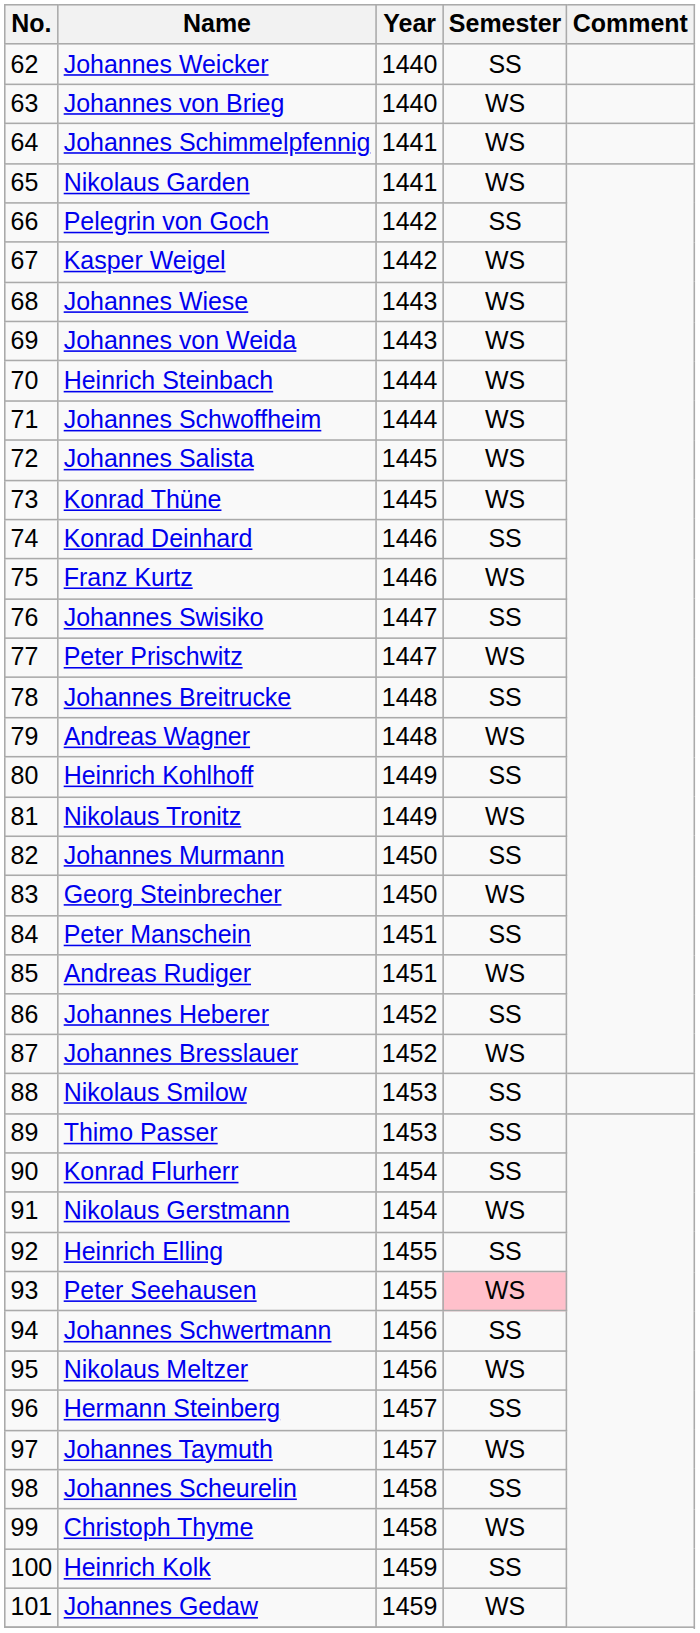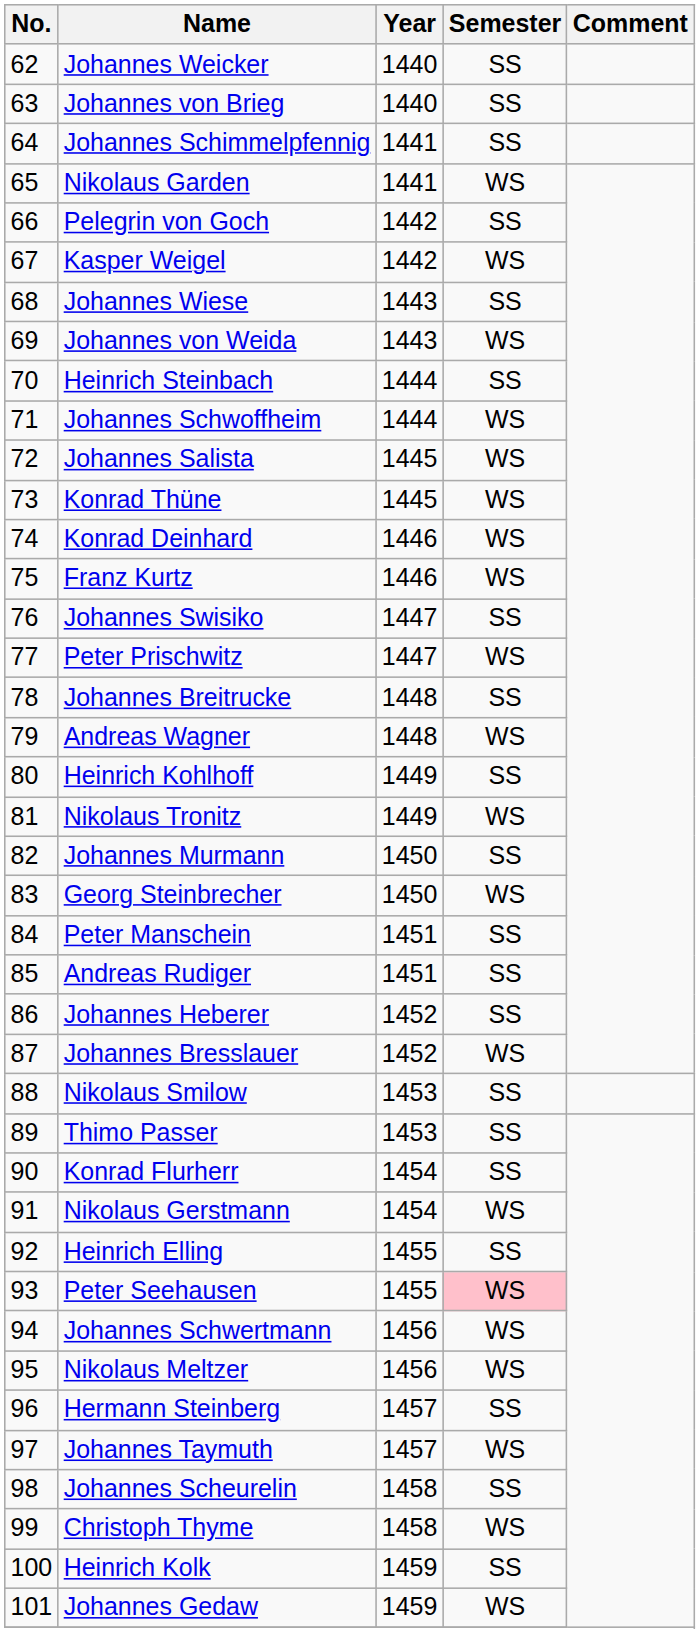(505, 103) WS -> (505, 103) SS
(505, 143) WS -> (505, 143) SS
(505, 301) WS -> (505, 301) SS
(505, 380) WS -> (505, 380) SS
(505, 538) SS -> (505, 538) WS
(505, 974) WS -> (505, 974) SS
(505, 1330) SS -> (505, 1330) WS
